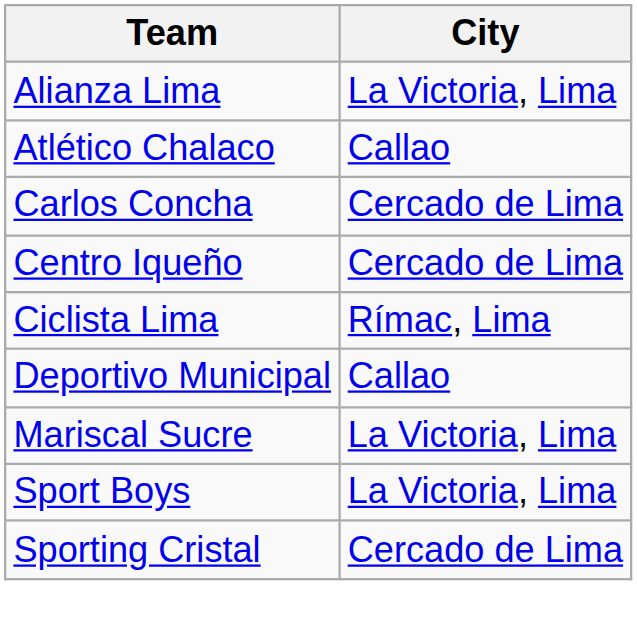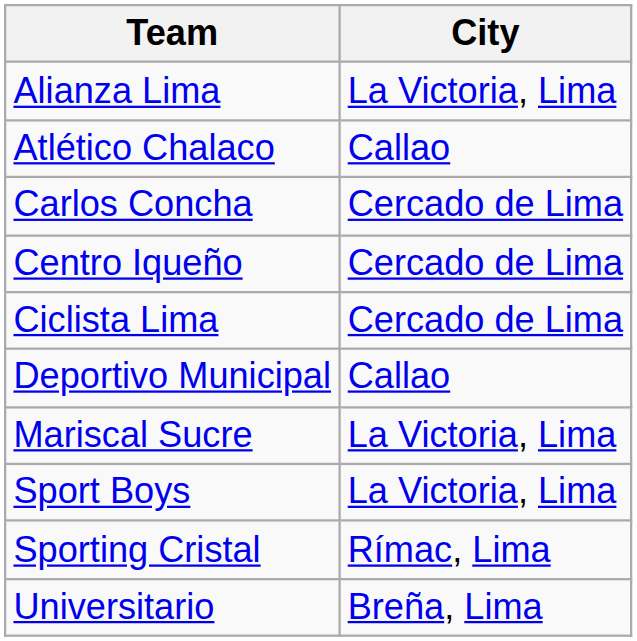(449, 319) Rímac, Lima -> (485, 319) Cercado de Lima
(485, 549) Cercado de Lima -> (449, 549) Rímac, Lima
+ row: (114, 606)
